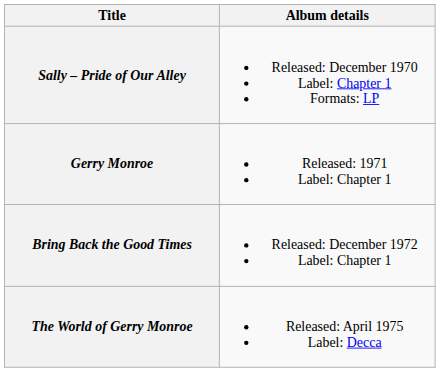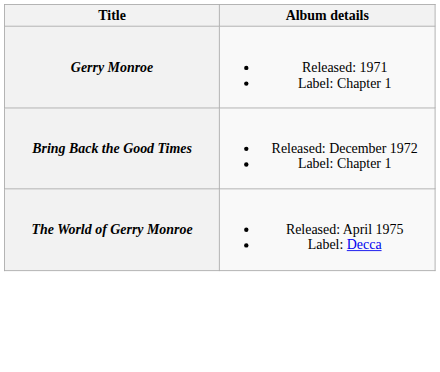- row: (112, 75)
